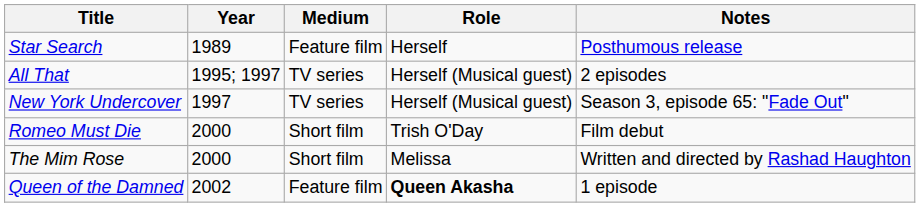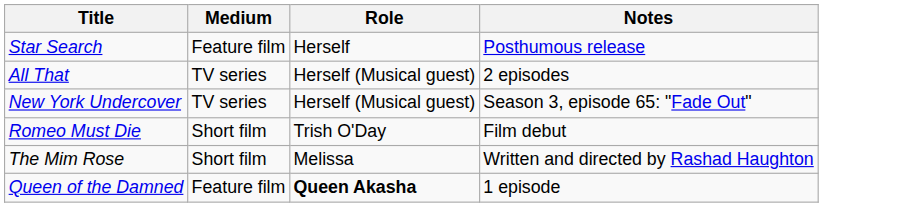- column: (236, 18)
